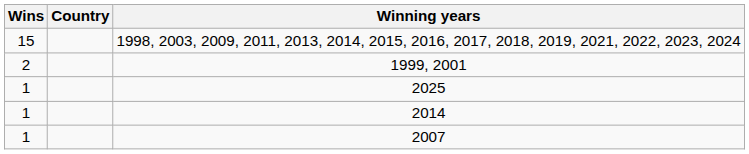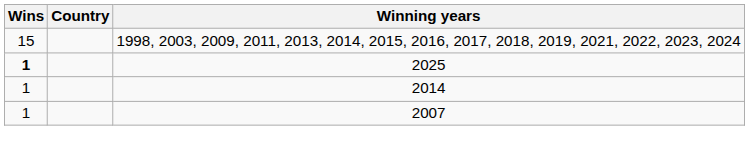- row: (429, 64)
(26, 88) normal -> (26, 64) bold
